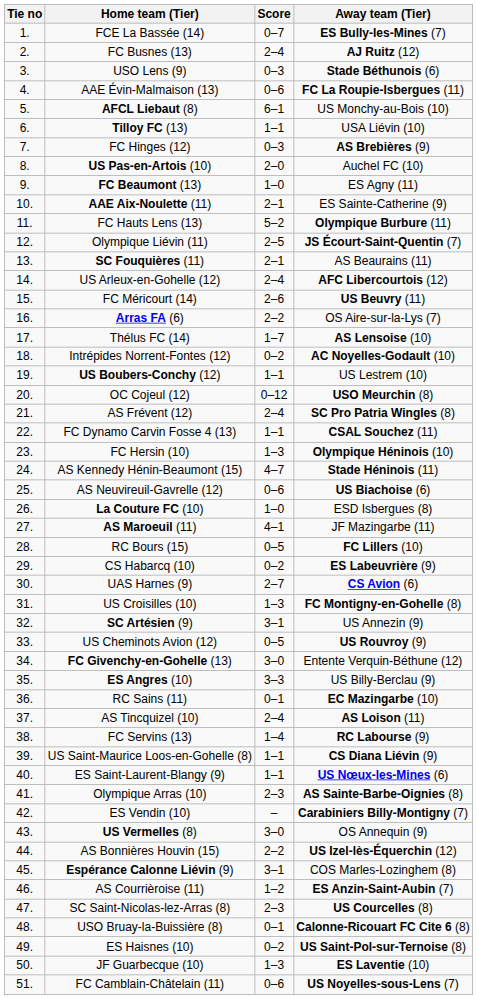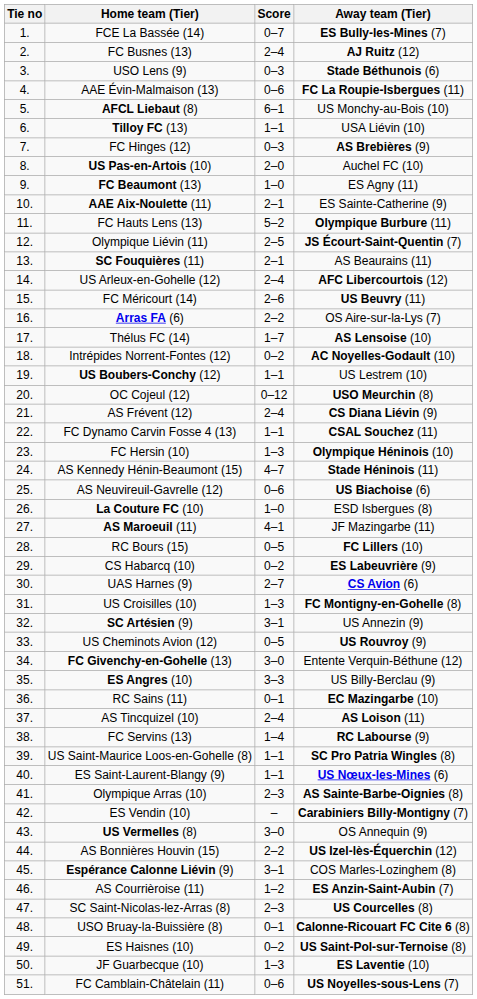(383, 413) SC Pro Patria Wingles (8) -> (383, 413) CS Diana Liévin (9)
(383, 756) CS Diana Liévin (9) -> (383, 756) SC Pro Patria Wingles (8)
